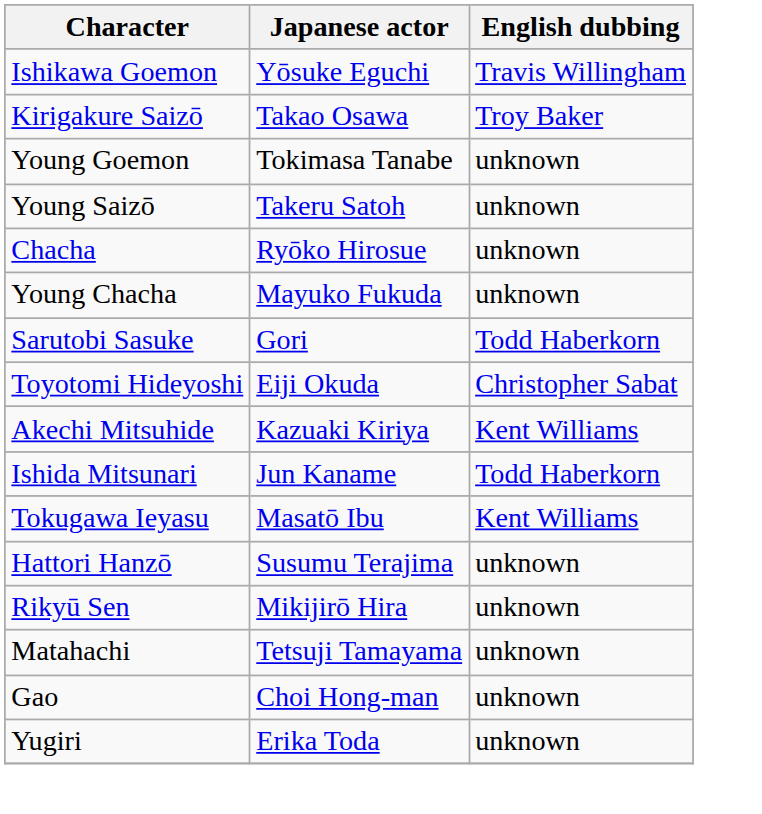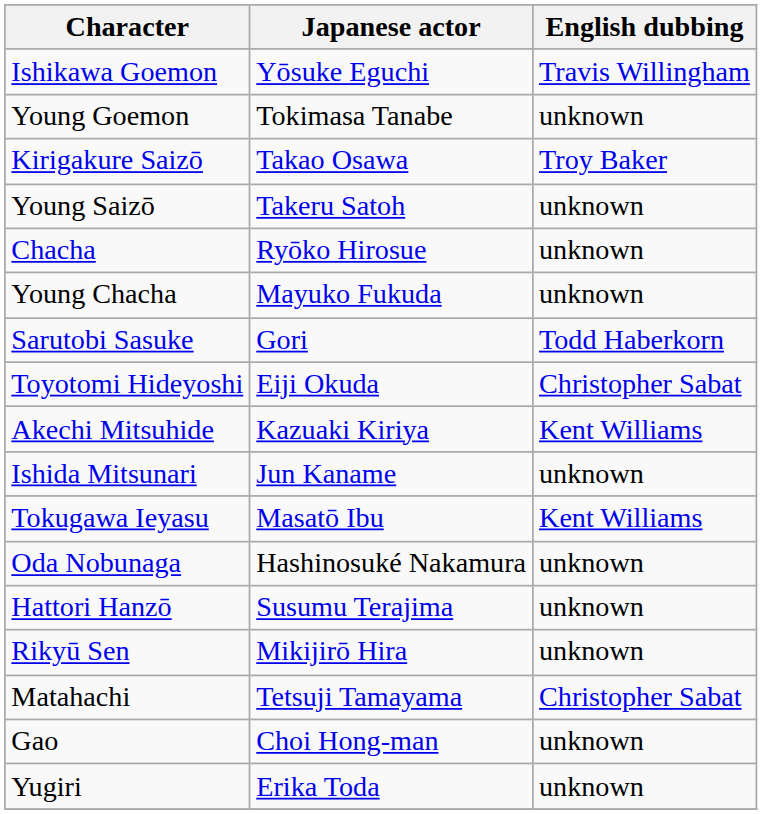rows swapped: (100, 160) <-> (107, 116)
(568, 473) Todd Haberkorn -> (591, 473) unknown
+ row: (96, 562)
(528, 652) unknown -> (640, 696) Christopher Sabat
